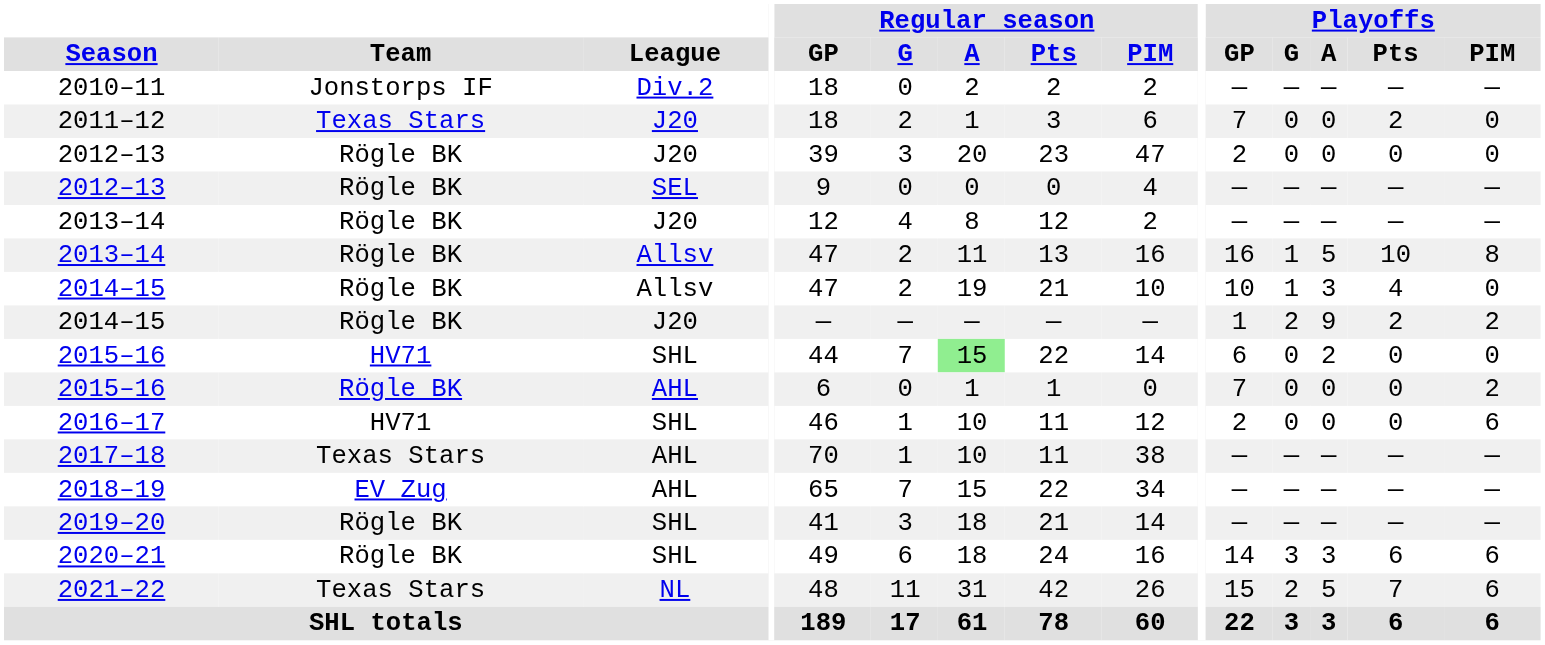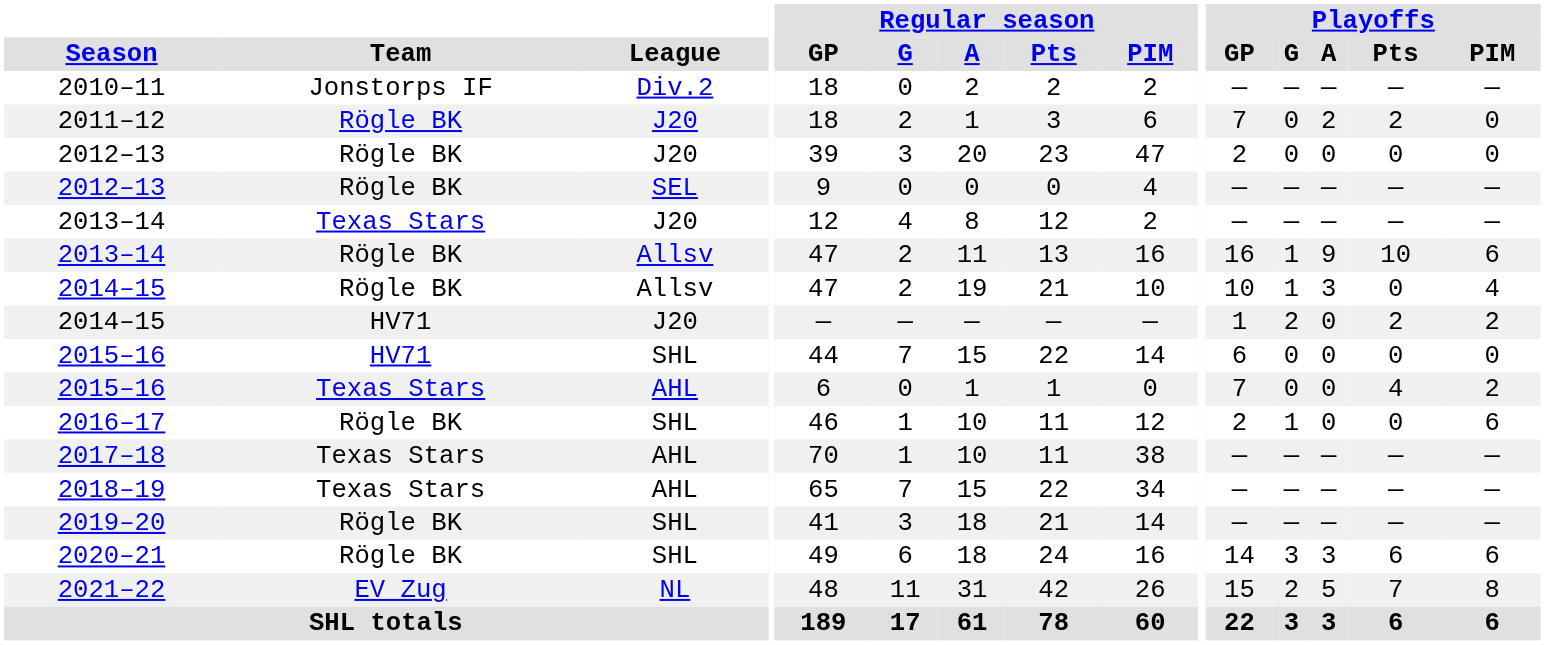(401, 121) Texas Stars -> (401, 121) Rögle BK
(1329, 121) 0 -> (1329, 121) 2
(401, 222) Rögle BK -> (401, 222) Texas Stars
(1329, 255) 5 -> (1329, 255) 9
(1492, 255) 8 -> (1492, 255) 6
(1396, 289) 4 -> (1396, 289) 0
(1492, 289) 0 -> (1492, 289) 4
(401, 322) Rögle BK -> (401, 322) HV71
(1329, 322) 9 -> (1329, 322) 0
(972, 356) lightgreen background -> (972, 356) no background
(1329, 356) 2 -> (1329, 356) 0
(401, 389) Rögle BK -> (401, 389) Texas Stars
(1396, 389) 0 -> (1396, 389) 4
(401, 423) HV71 -> (401, 423) Rögle BK
(1292, 423) 0 -> (1292, 423) 1
(401, 490) EV Zug -> (401, 490) Texas Stars
(401, 590) Texas Stars -> (401, 590) EV Zug
(1492, 590) 6 -> (1492, 590) 8
